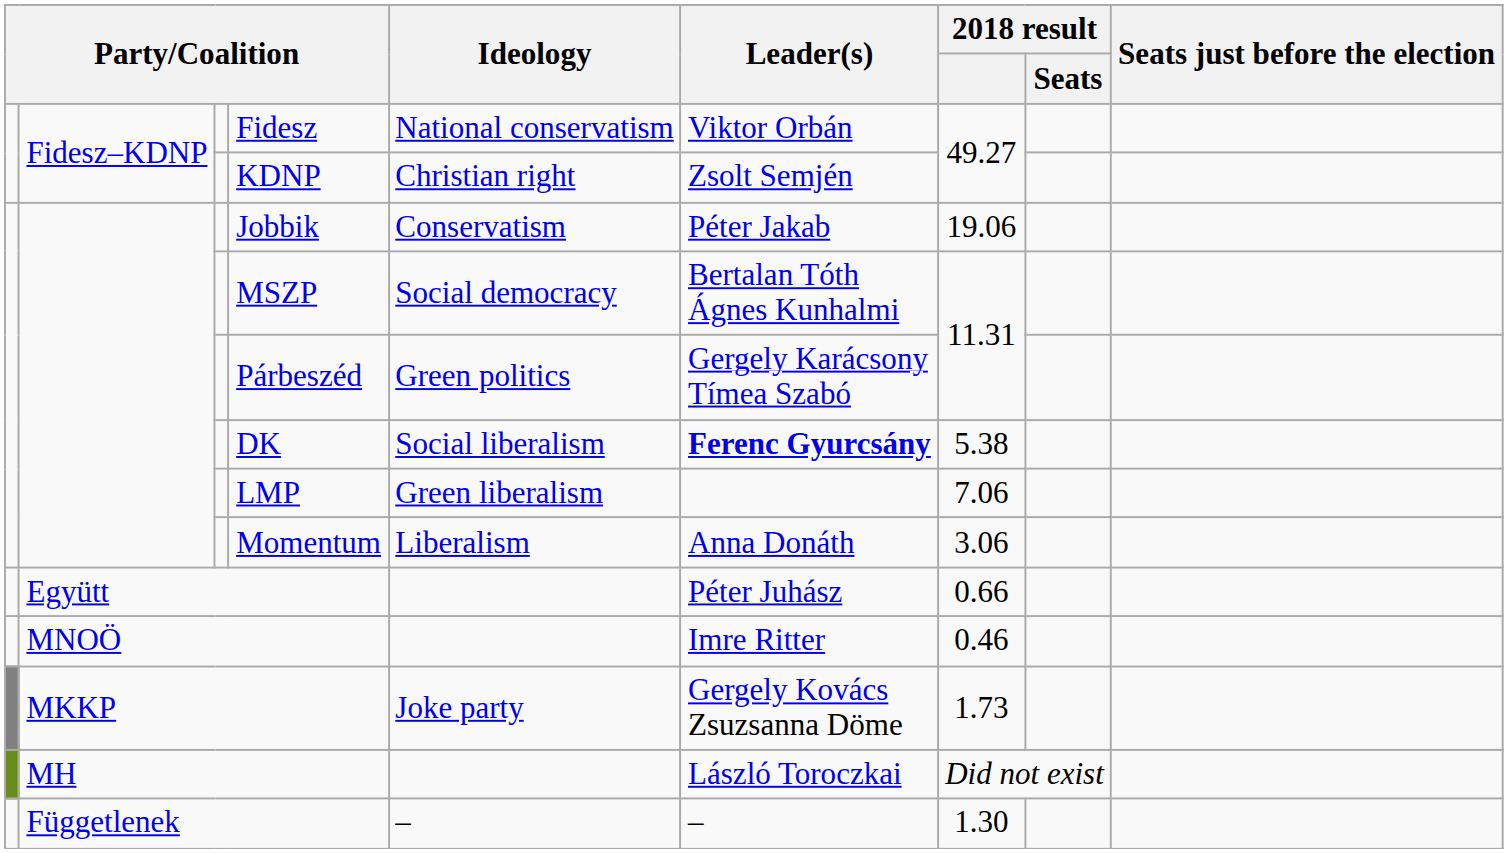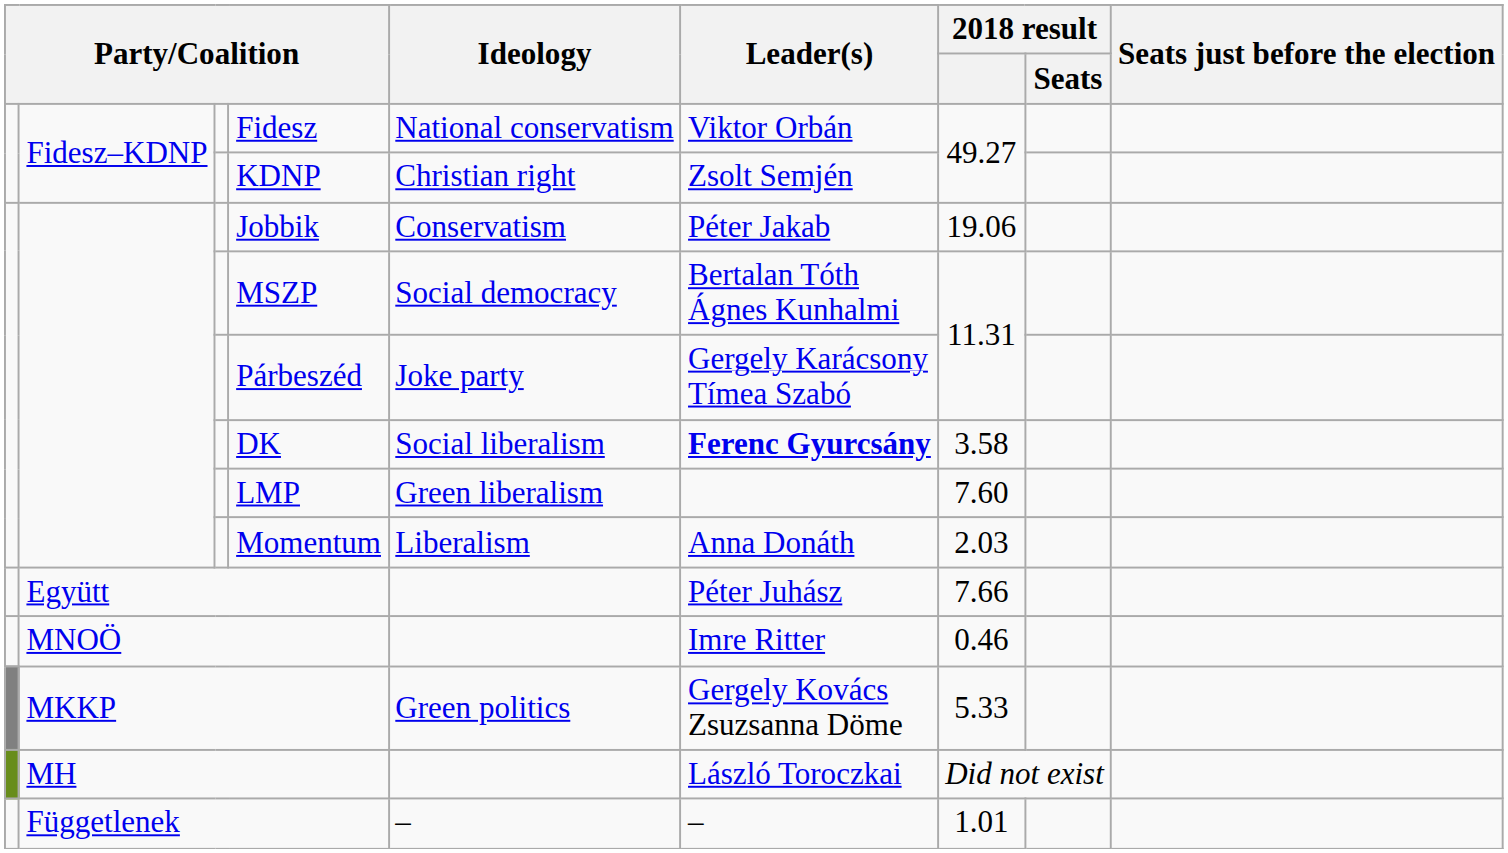(483, 376) Green politics -> (460, 376) Joke party
(981, 443) 5.38 -> (981, 443) 3.58
(981, 492) 7.06 -> (981, 492) 7.60
(981, 542) 3.06 -> (981, 542) 2.03
(981, 591) 0.66 -> (981, 591) 7.66
(460, 707) Joke party -> (483, 707) Green politics
(981, 707) 1.73 -> (981, 707) 5.33
(981, 823) 1.30 -> (981, 823) 1.01
